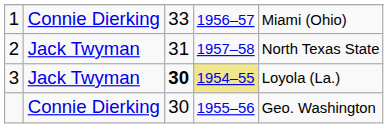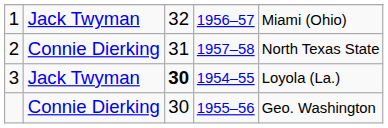(94, 19) Connie Dierking -> (84, 19) Jack Twyman
(179, 19) 33 -> (179, 19) 32
(84, 48) Jack Twyman -> (94, 48) Connie Dierking
(226, 78) khaki background -> (226, 78) no background
